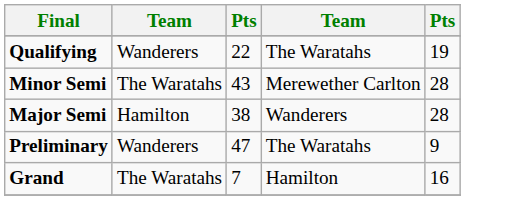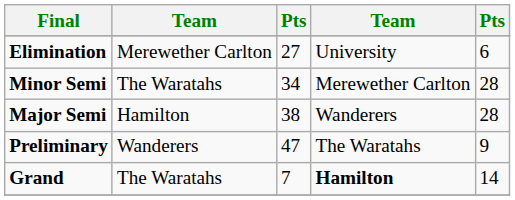+ row: (58, 51)
- row: (53, 51)
(241, 83) 43 -> (291, 83) 34
(302, 178) normal -> (354, 178) bold
(439, 178) 16 -> (489, 178) 14
